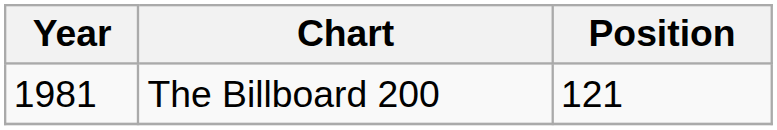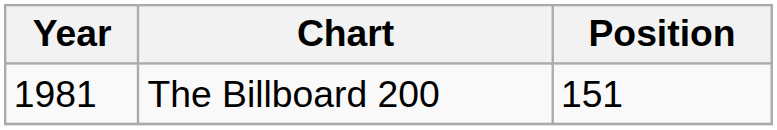(592, 93) 121 -> (592, 93) 151
